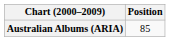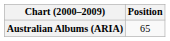(145, 28) 85 -> (145, 28) 65
